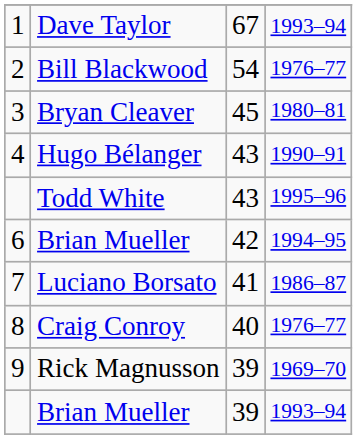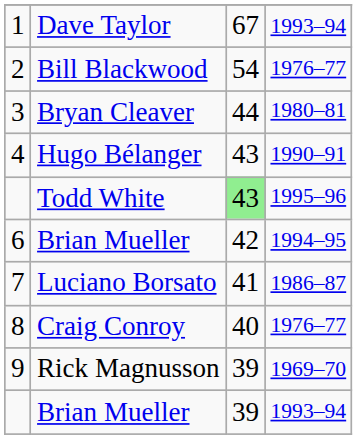(246, 111) 45 -> (246, 111) 44
(246, 197) no background -> (246, 197) lightgreen background
